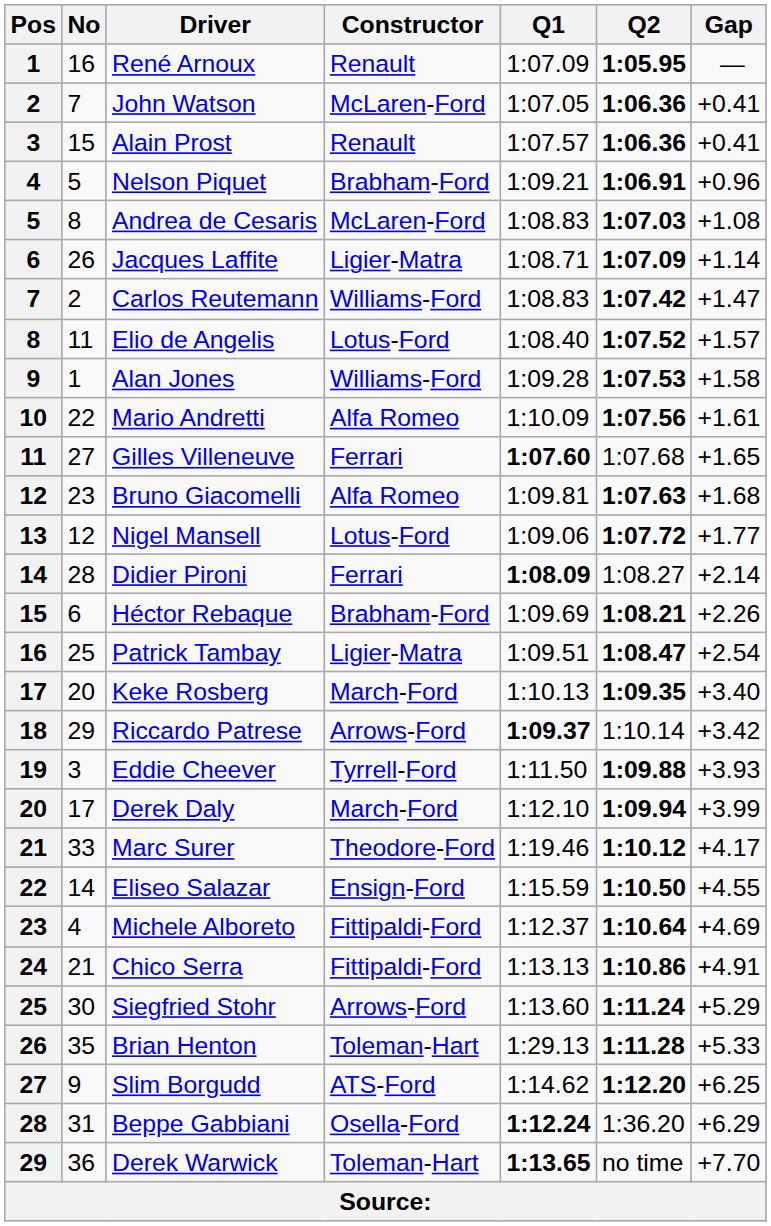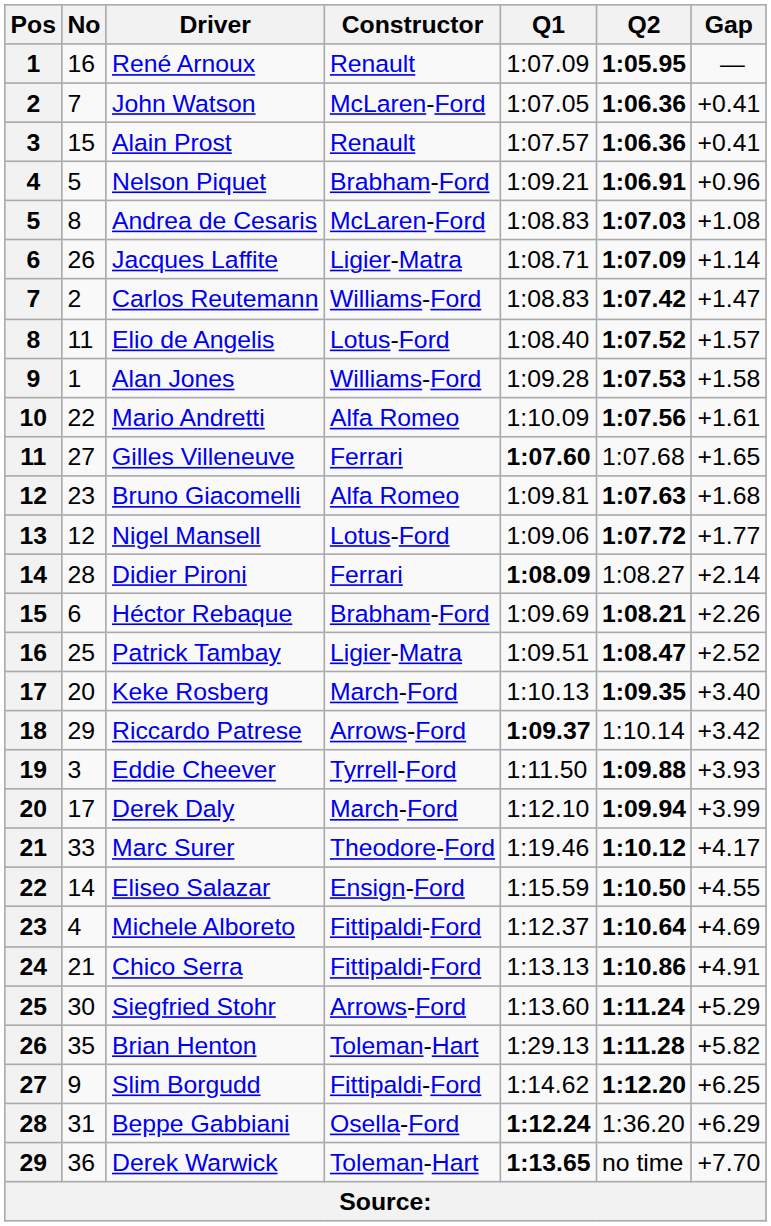(729, 652) +2.54 -> (729, 652) +2.52
(729, 1044) +5.33 -> (729, 1044) +5.82
(383, 1084) ATS-Ford -> (406, 1084) Fittipaldi-Ford
